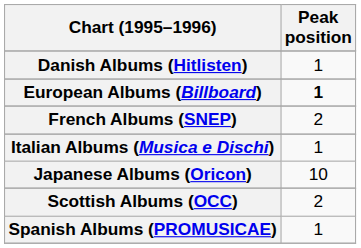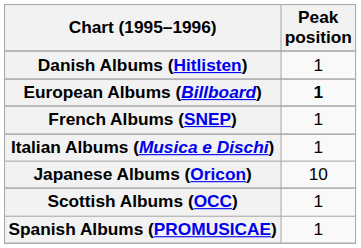(318, 119) 2 -> (318, 119) 1
(318, 202) 2 -> (318, 202) 1
